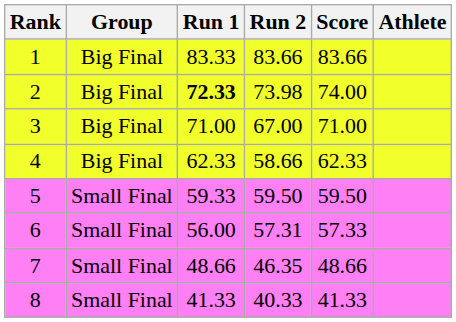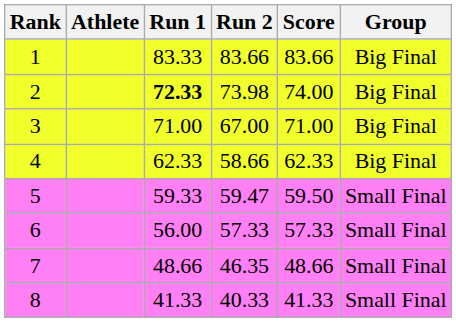columns swapped: (413, 21) <-> (122, 21)
(278, 195) 59.50 -> (244, 195) 59.47
(278, 230) 57.31 -> (244, 230) 57.33
